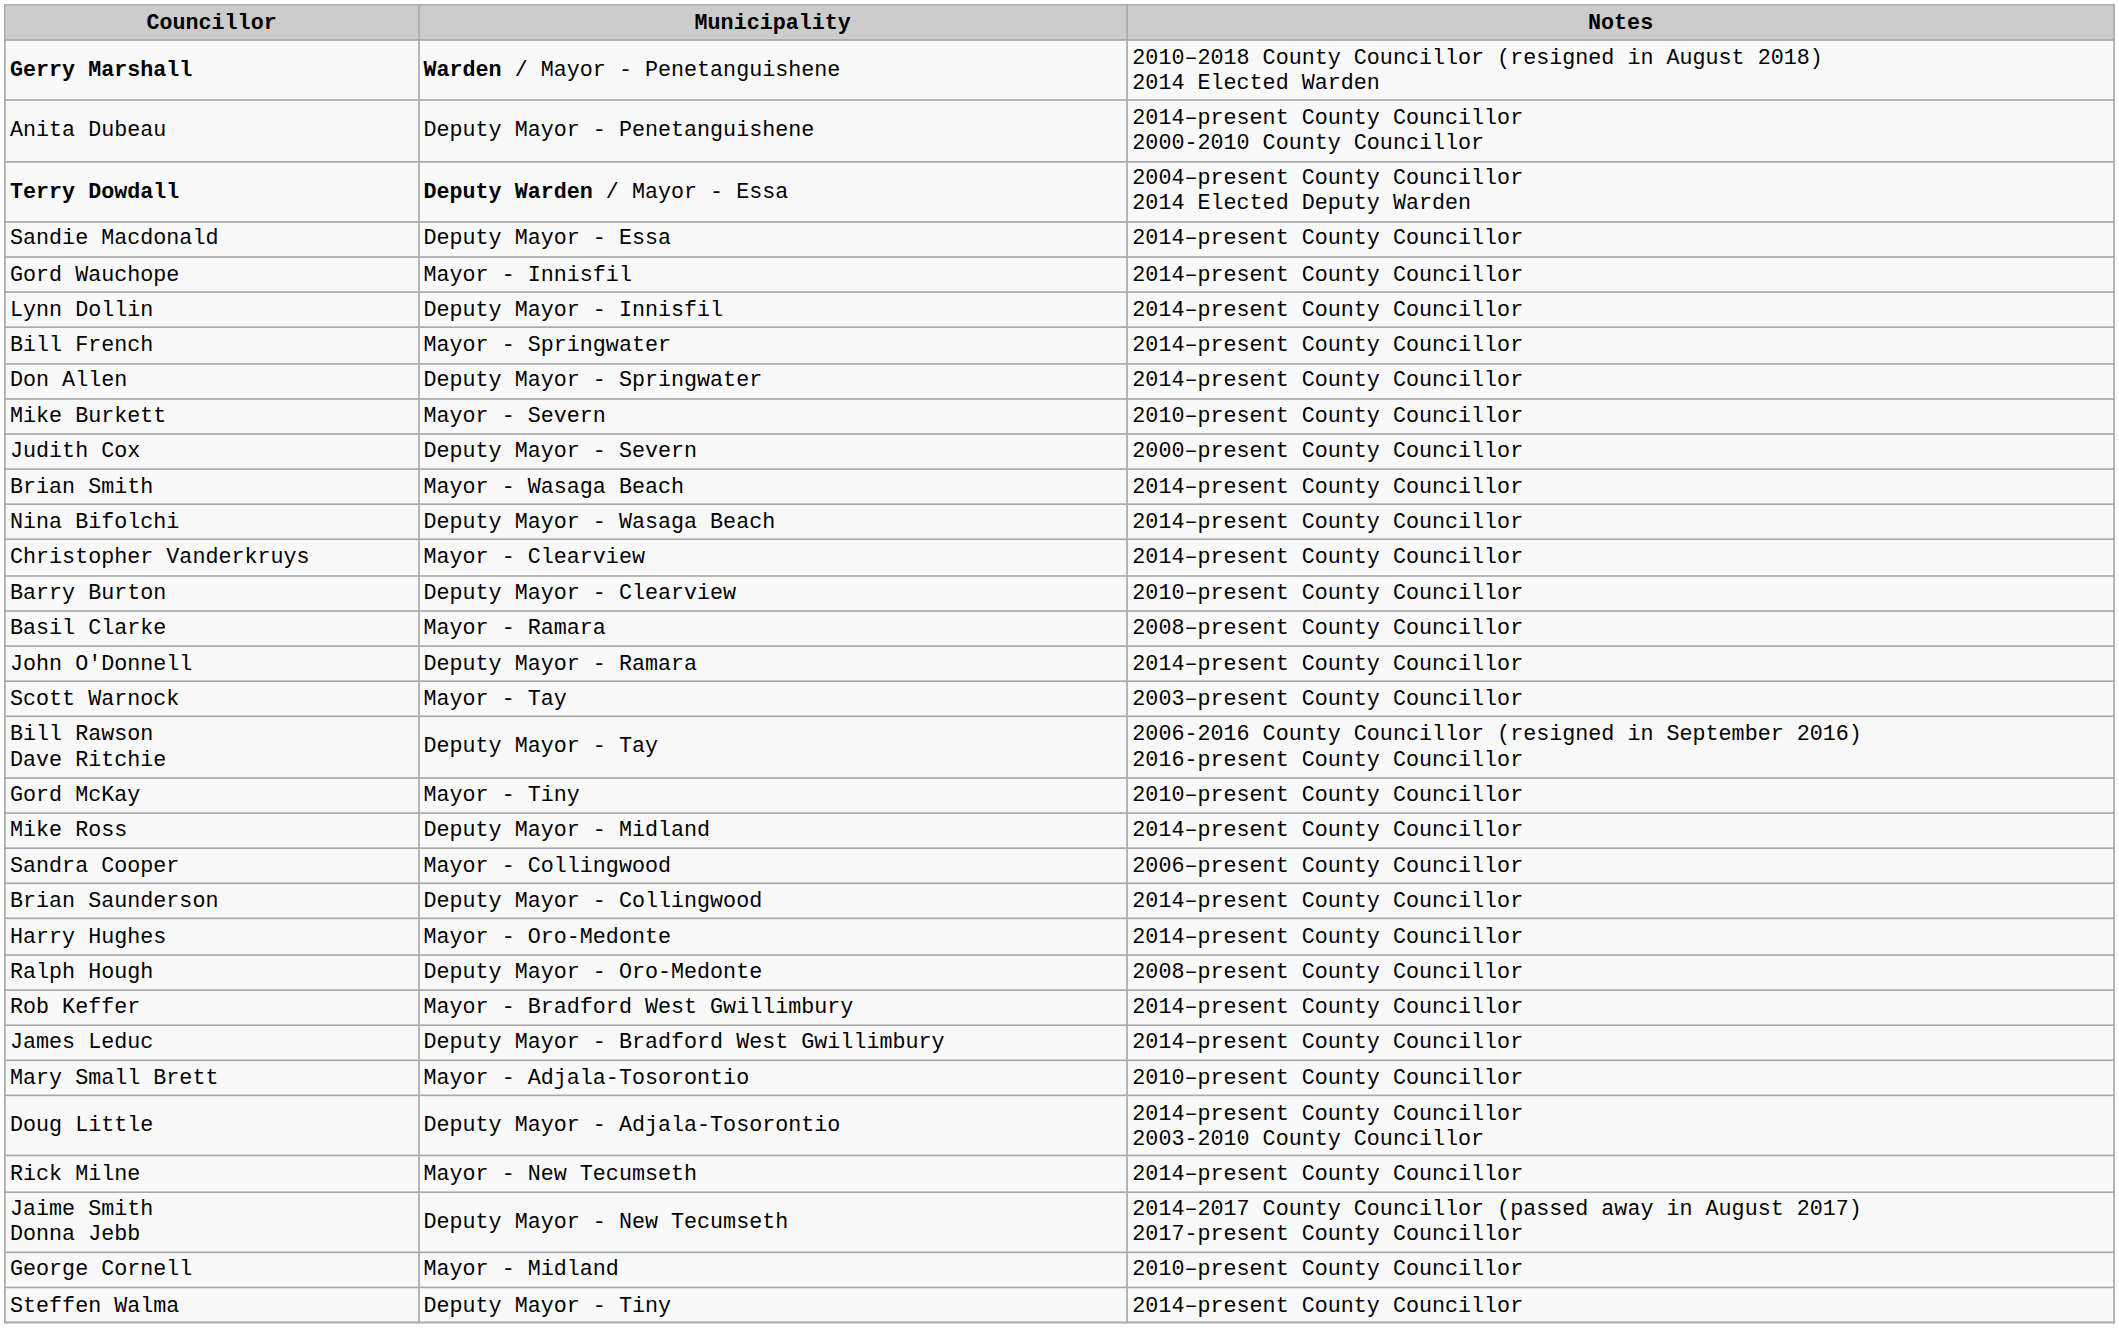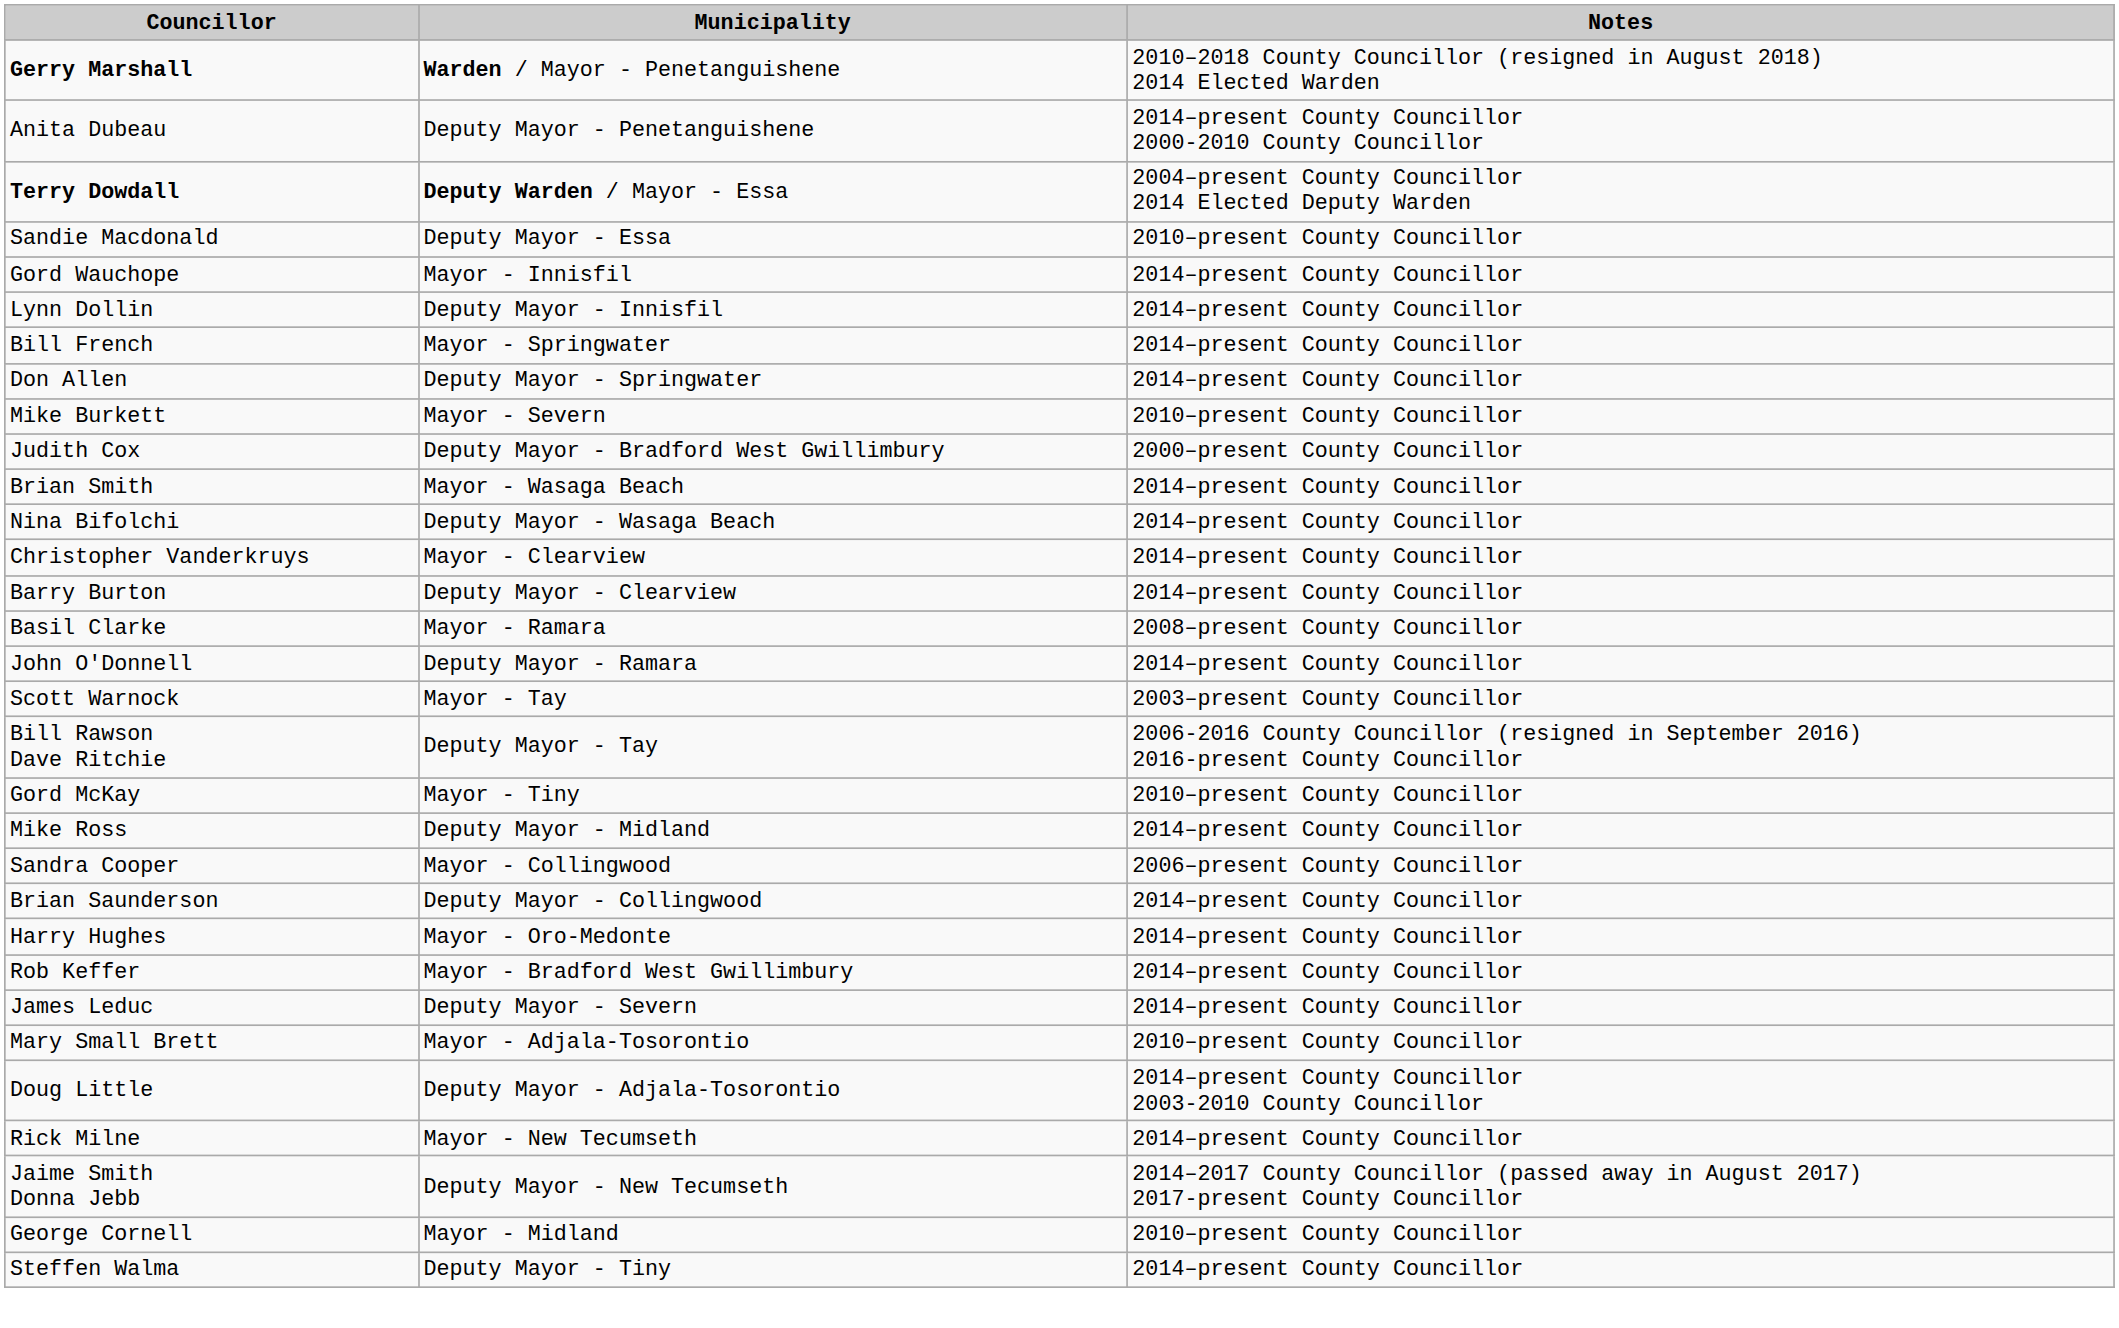(1328, 239) 2014–present County Councillor -> (1328, 239) 2010–present County Councillor
(560, 452) Deputy Mayor - Severn -> (684, 452) Deputy Mayor - Bradford West Gwillimbury
(1328, 593) 2010–present County Councillor -> (1328, 593) 2014–present County Councillor
- row: (82, 972)
(684, 1043) Deputy Mayor - Bradford West Gwillimbury -> (560, 1007) Deputy Mayor - Severn
